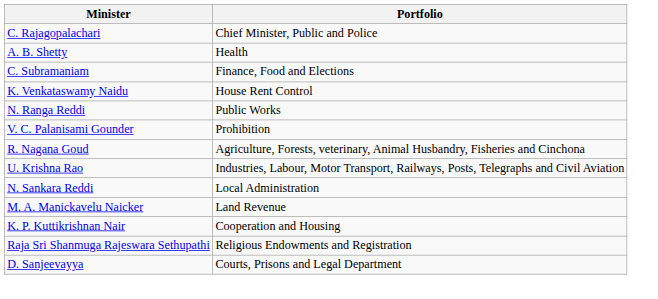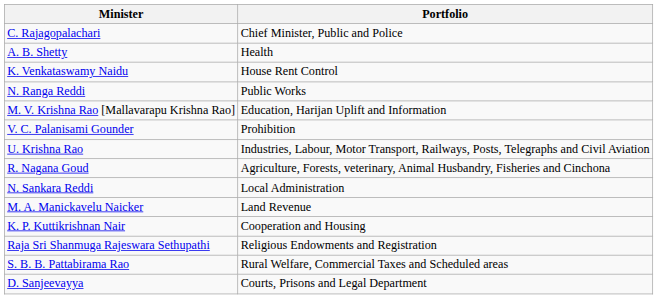- row: (48, 71)
+ row: (121, 110)
rows swapped: (45, 168) <-> (48, 149)
+ row: (68, 264)
